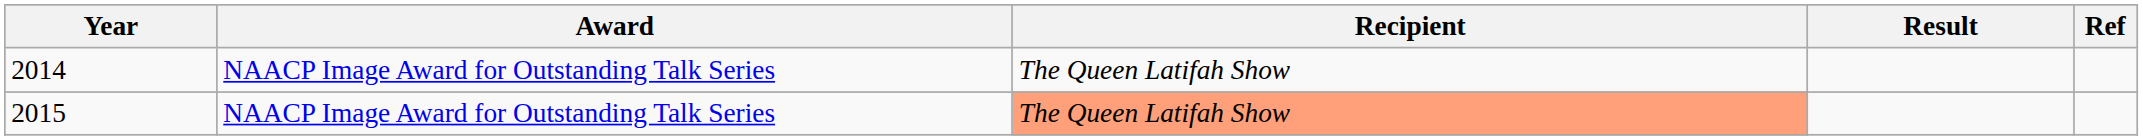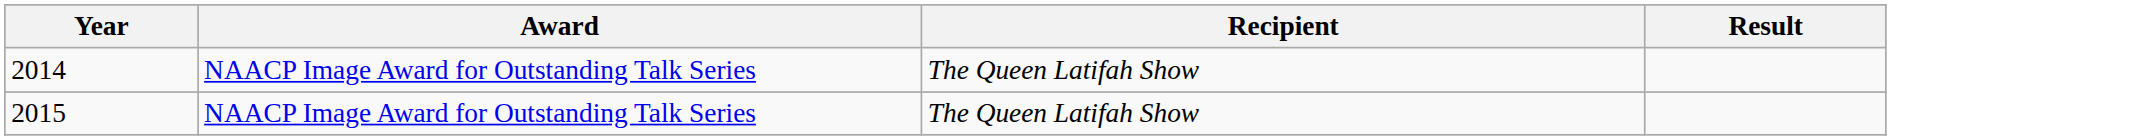- column: (2105, 26)
(1154, 112) lightsalmon background -> (1063, 112) no background
